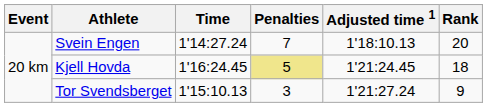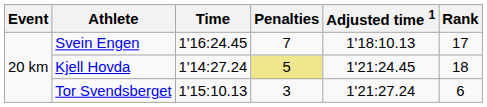(213, 44) 1'14:27.24 -> (213, 44) 1'16:24.45
(460, 44) 20 -> (460, 44) 17
(213, 67) 1'16:24.45 -> (213, 67) 1'14:27.24
(460, 91) 9 -> (460, 91) 6
